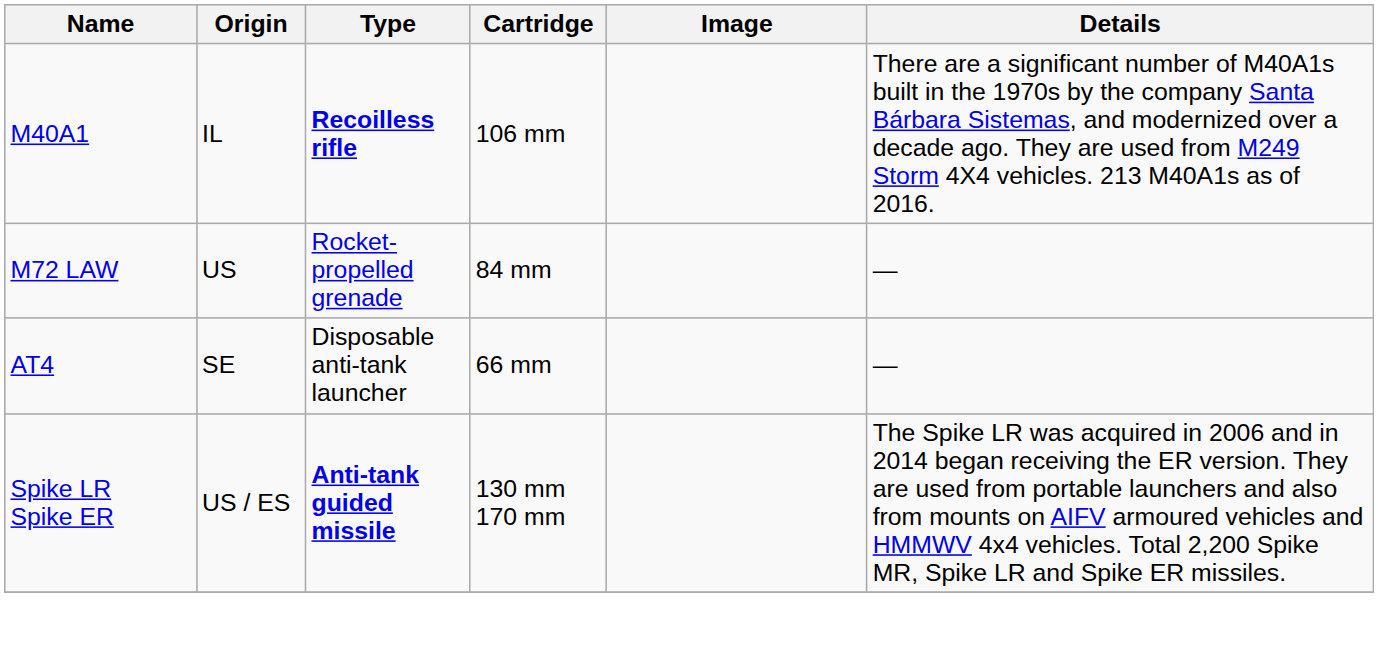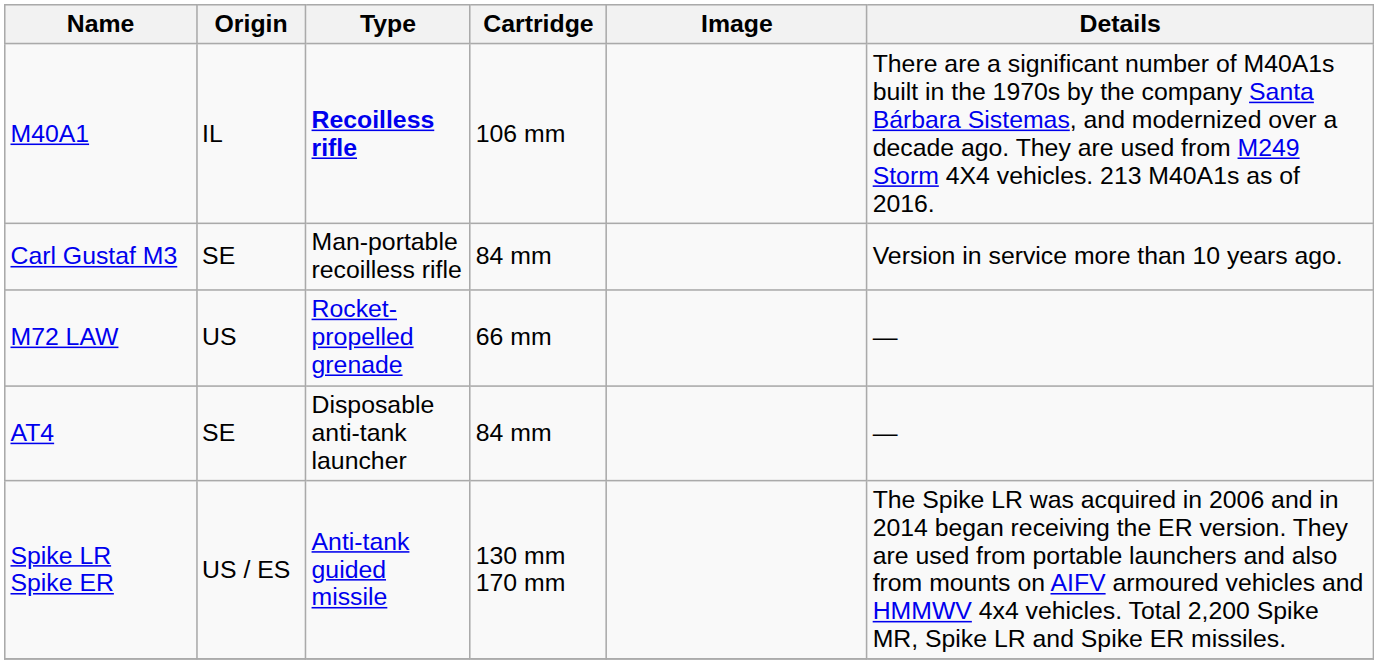+ row: (94, 256)
(514, 270) 84 mm -> (514, 337) 66 mm
(514, 365) 66 mm -> (514, 432) 84 mm
(365, 502) bold -> (360, 569) normal
